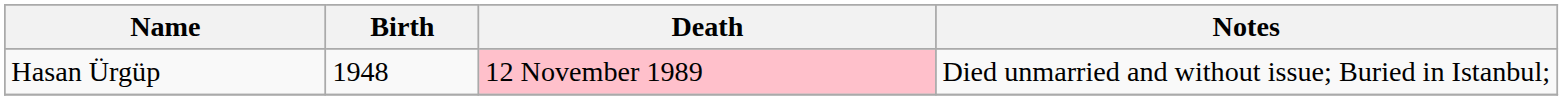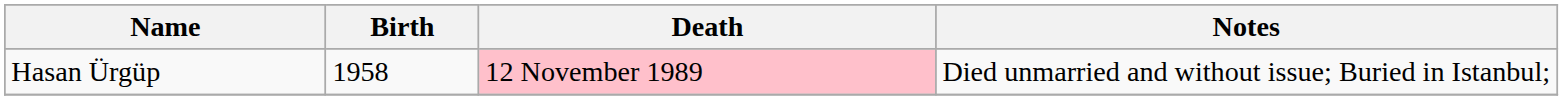(361, 71) 1948 -> (361, 71) 1958
